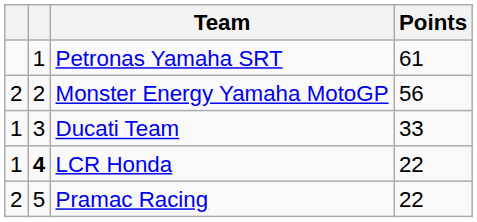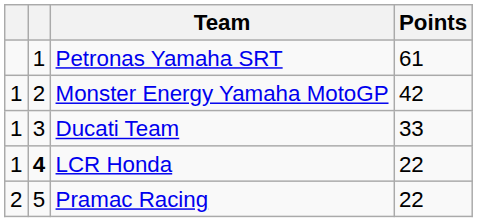(16, 93) 2 -> (16, 93) 1
(411, 93) 56 -> (411, 93) 42
